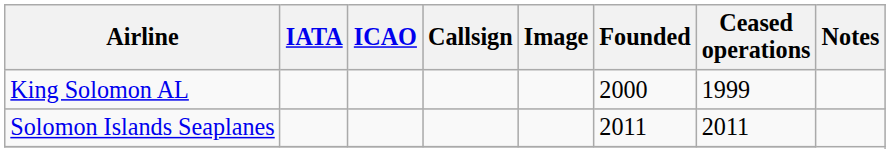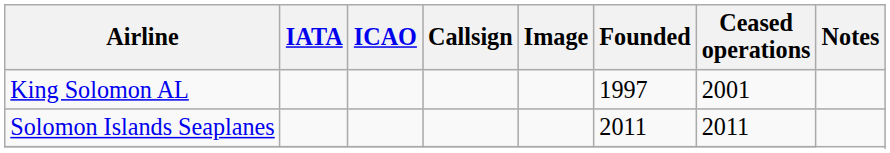(623, 89) 2000 -> (623, 89) 1997
(726, 89) 1999 -> (726, 89) 2001
